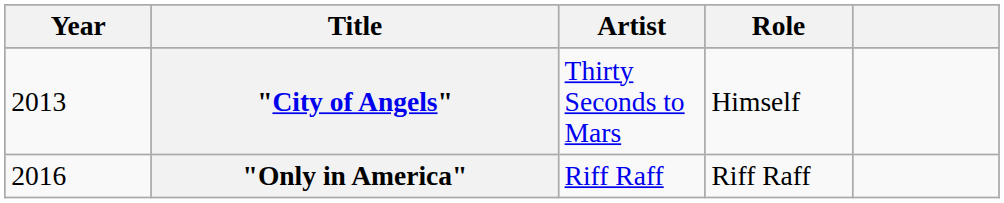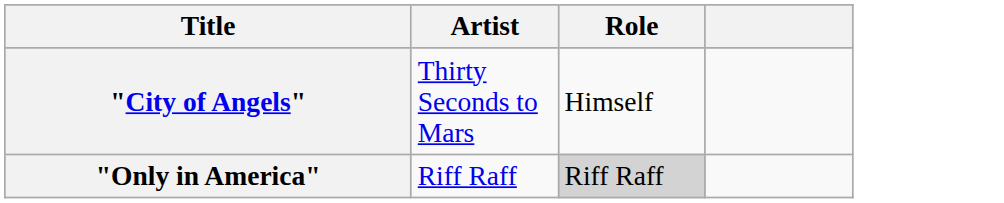- column: (78, 26)
(761, 175) no background -> (614, 175) lightgrey background
